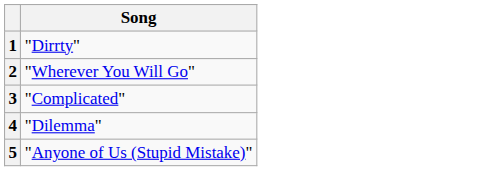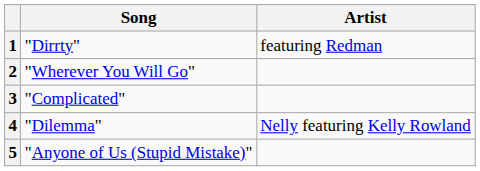+ column: (366, 17)
